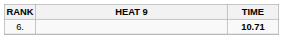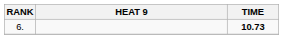(253, 27) 10.71 -> (253, 27) 10.73
